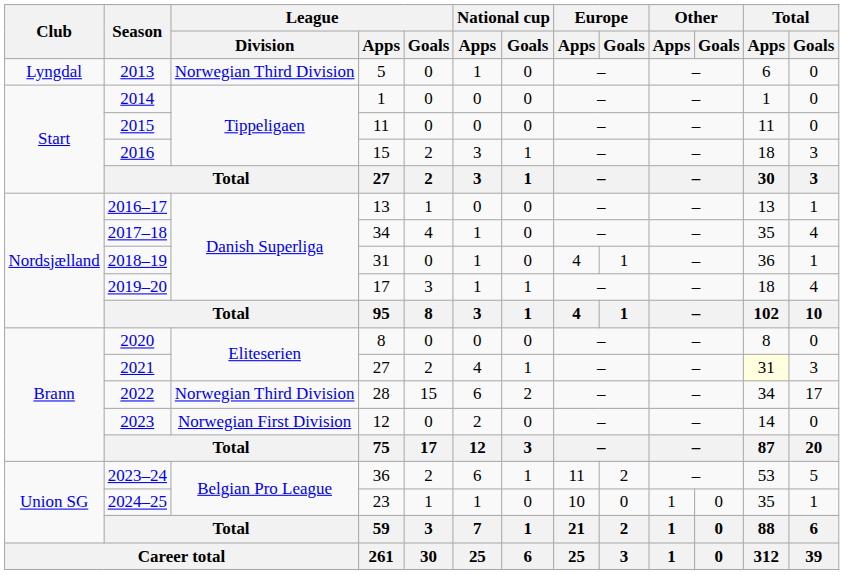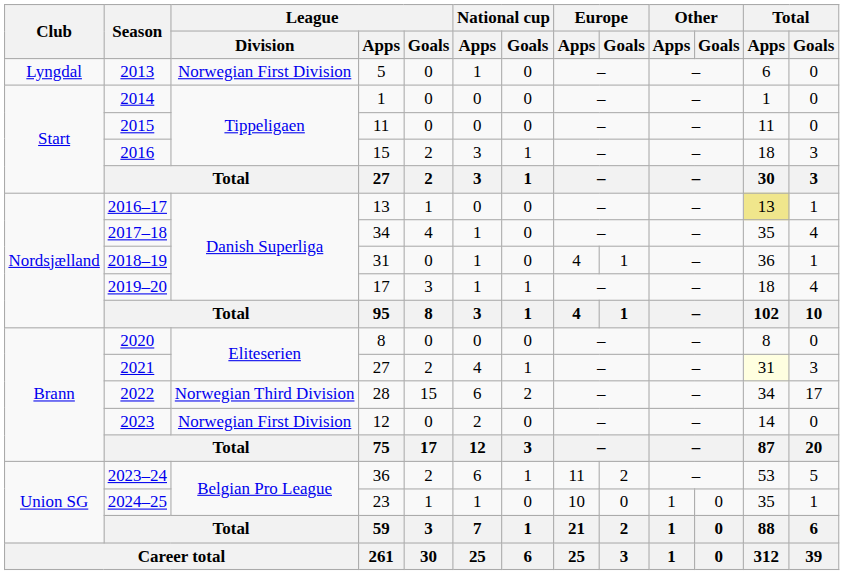(265, 71) Norwegian Third Division -> (265, 71) Norwegian First Division
(766, 206) no background -> (766, 206) khaki background
